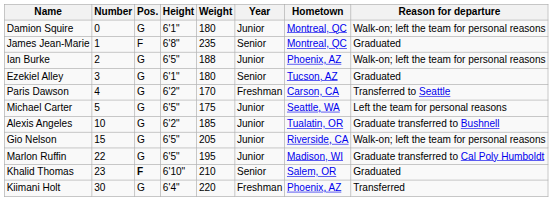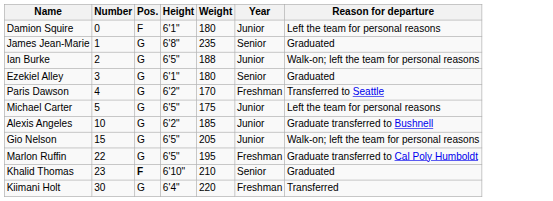- column: (318, 12)
(141, 28) G -> (140, 28) F
(449, 28) Walk-on; left the team for personal reasons -> (364, 28) Left the team for personal reasons
(140, 44) F -> (141, 44) G
(251, 156) Junior -> (260, 156) Freshman
